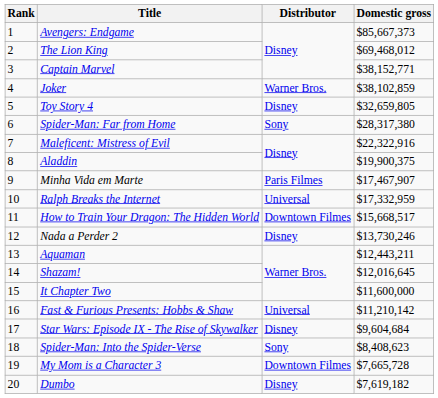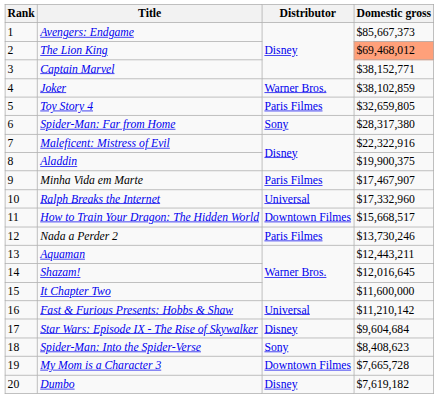(386, 50) no background -> (386, 50) lightsalmon background
(281, 106) Disney -> (293, 106) Paris Filmes
(386, 198) $17,332,959 -> (386, 198) $17,332,960
(281, 236) Disney -> (293, 236) Paris Filmes
